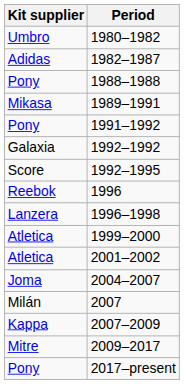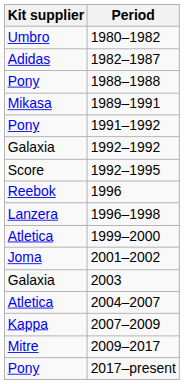(30, 258) Atletica -> (25, 258) Joma
+ row: (106, 280)
(25, 280) Joma -> (30, 302) Atletica
- row: (106, 302)
